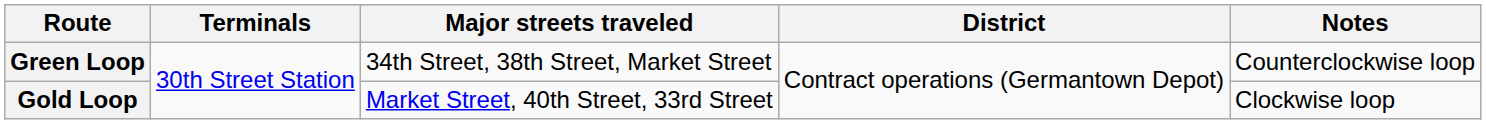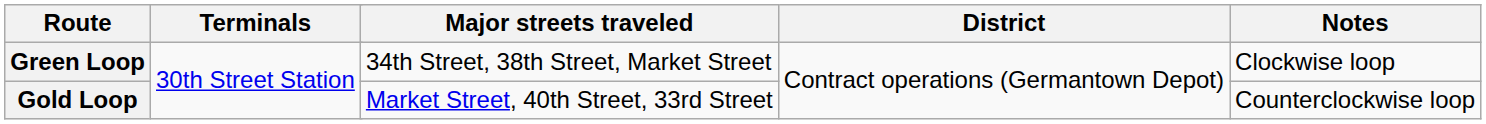(1355, 61) Counterclockwise loop -> (1315, 61) Clockwise loop
(1315, 99) Clockwise loop -> (1355, 99) Counterclockwise loop
